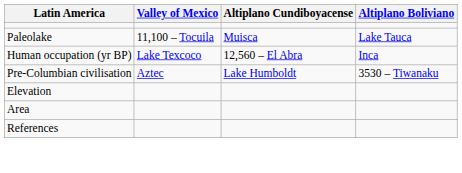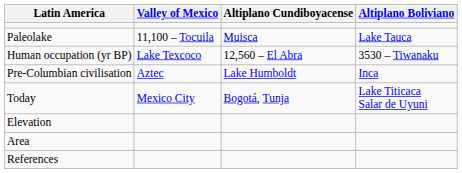(368, 55) Inca -> (399, 55) 3530 – Tiwanaku
(399, 73) 3530 – Tiwanaku -> (368, 73) Inca
+ row: (21, 98)
